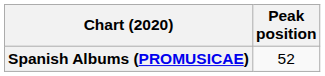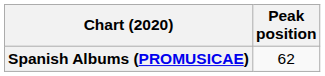(286, 58) 52 -> (286, 58) 62
